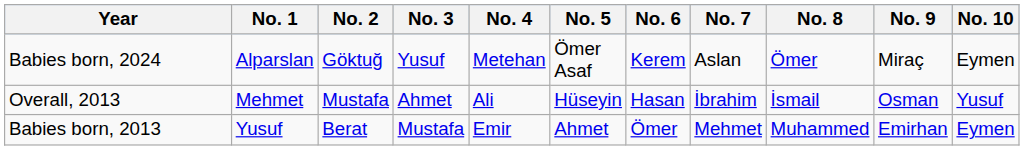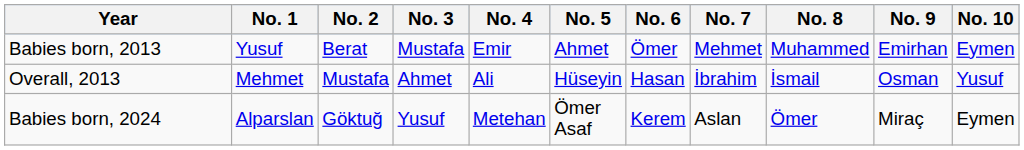rows swapped: (85, 129) <-> (85, 59)
